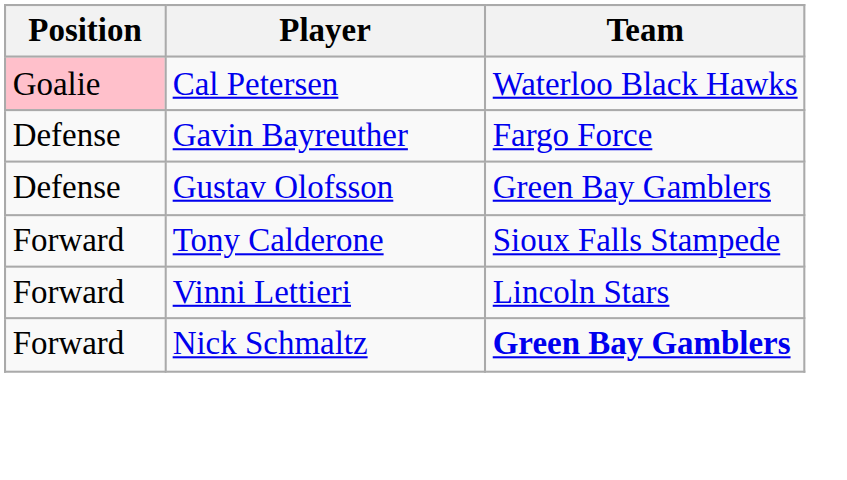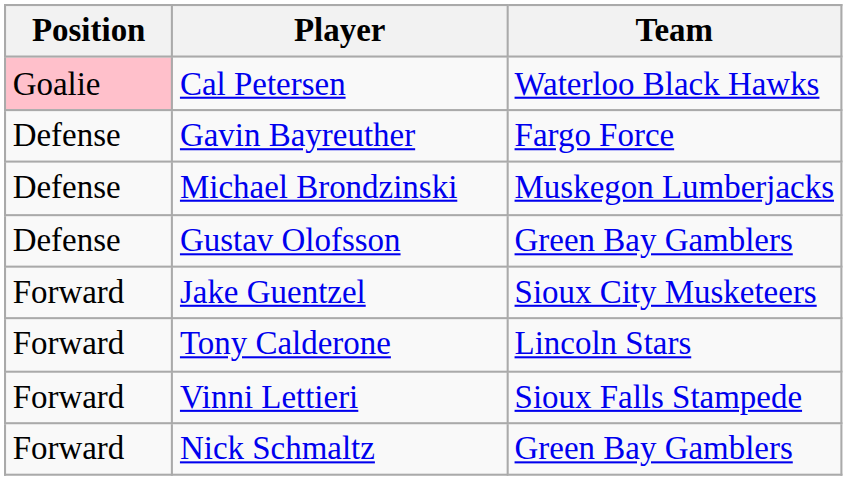+ row: (319, 187)
+ row: (273, 291)
(636, 239) Sioux Falls Stampede -> (603, 344) Lincoln Stars
(581, 291) Lincoln Stars -> (658, 396) Sioux Falls Stampede
(642, 344) bold -> (654, 448) normal
